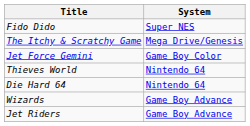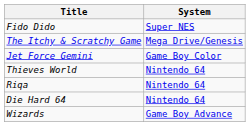+ row: (17, 85)
- row: (33, 114)
